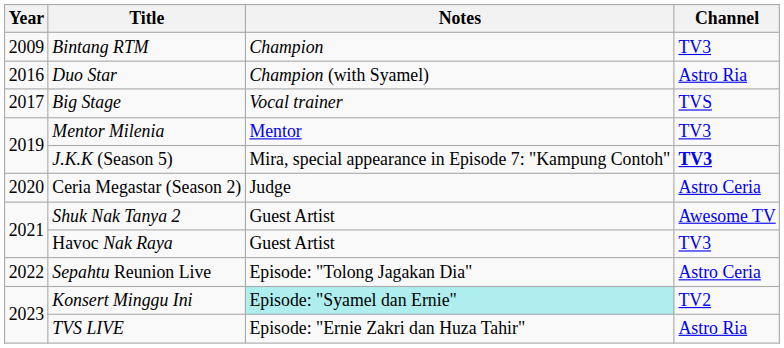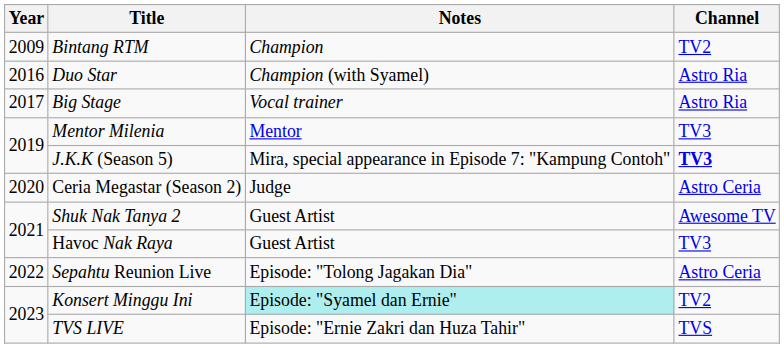(695, 46) TV3 -> (695, 46) TV2
(695, 103) TVS -> (713, 103) Astro Ria
(713, 328) Astro Ria -> (695, 328) TVS
